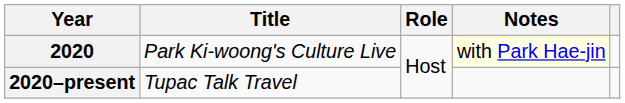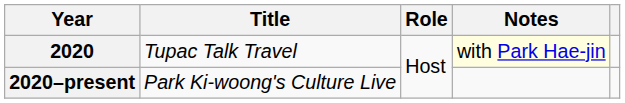(270, 51) Park Ki-woong's Culture Live -> (220, 51) Tupac Talk Travel
(220, 82) Tupac Talk Travel -> (270, 82) Park Ki-woong's Culture Live
